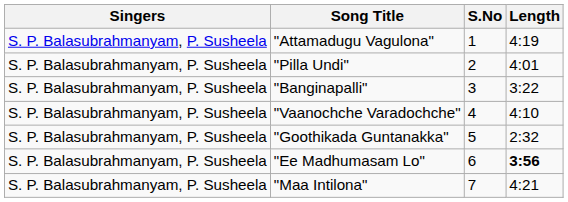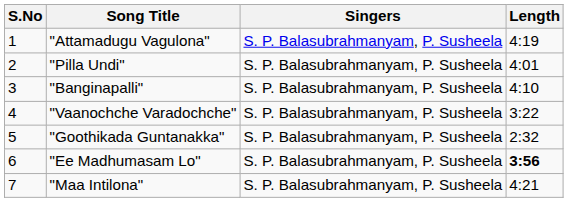columns swapped: (485, 16) <-> (137, 16)
(524, 88) 3:22 -> (524, 88) 4:10
(524, 112) 4:10 -> (524, 112) 3:22
